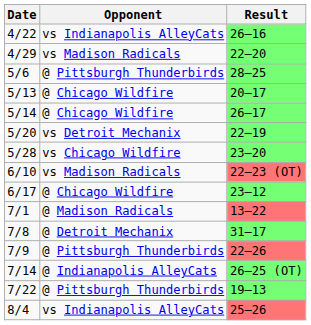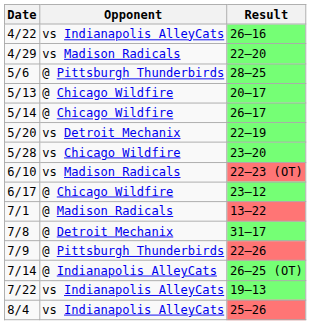(133, 290) @ Pittsburgh Thunderbirds -> (133, 290) vs Indianapolis AlleyCats
